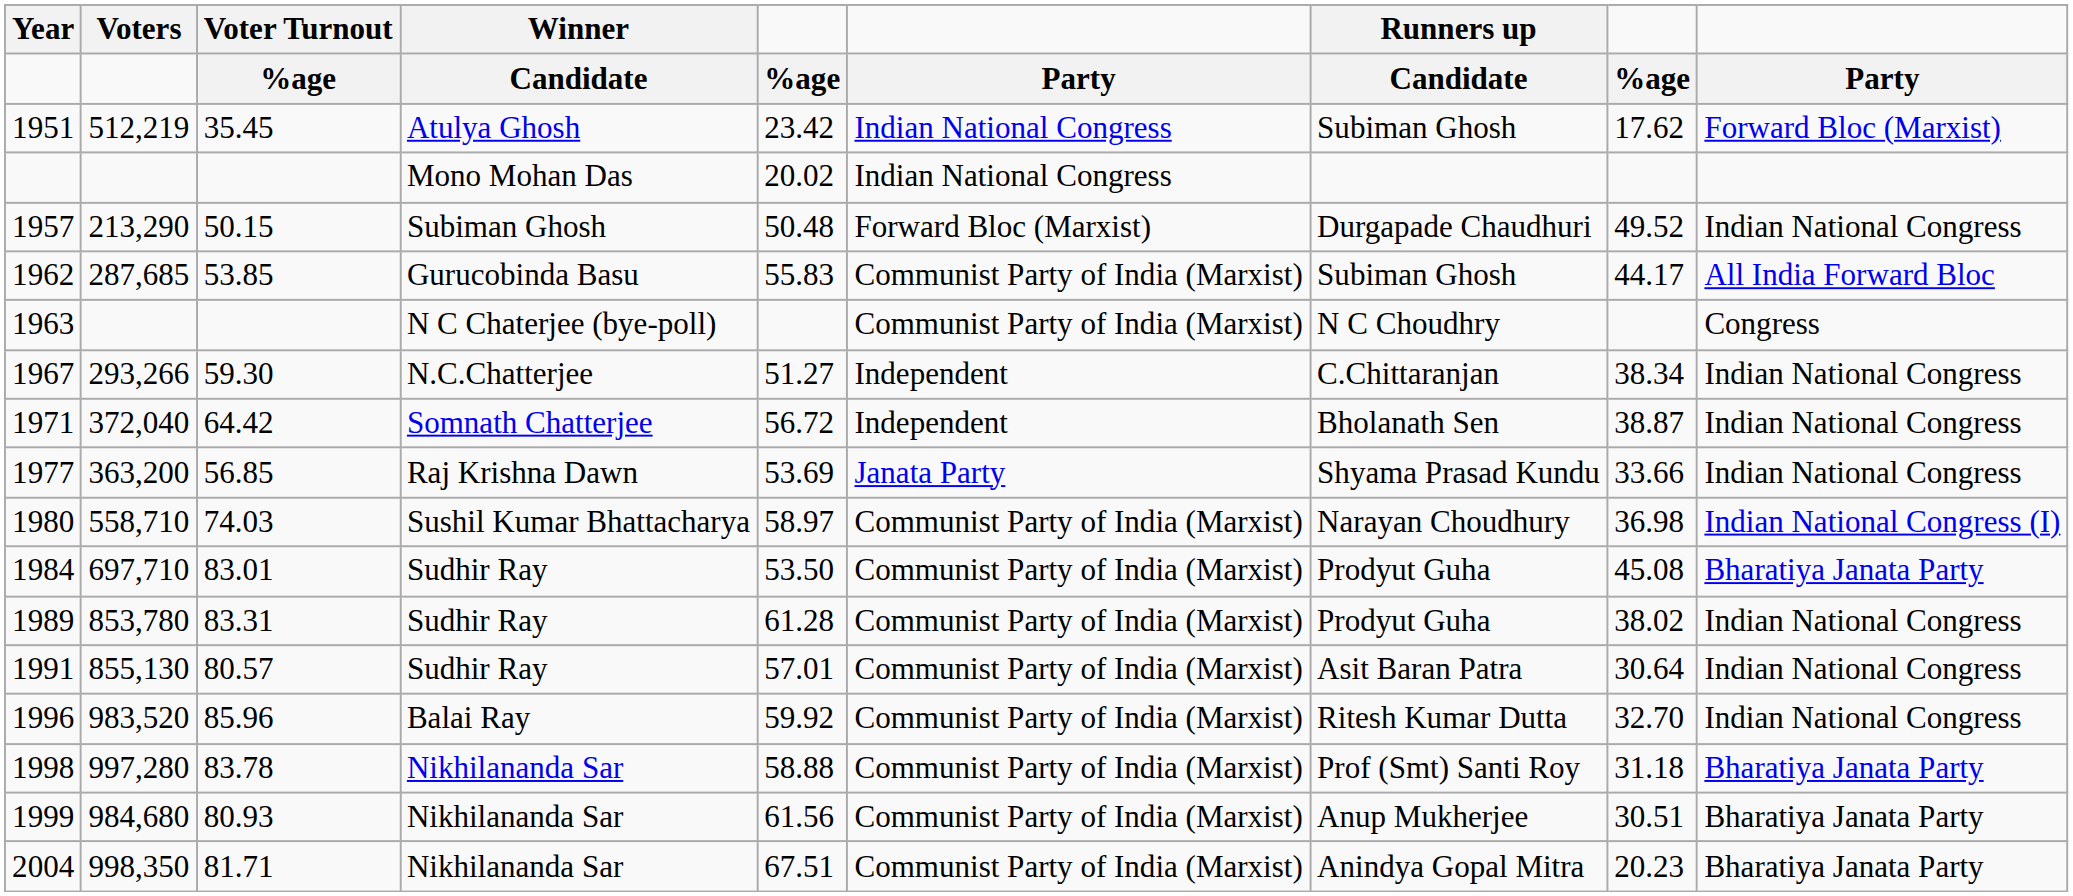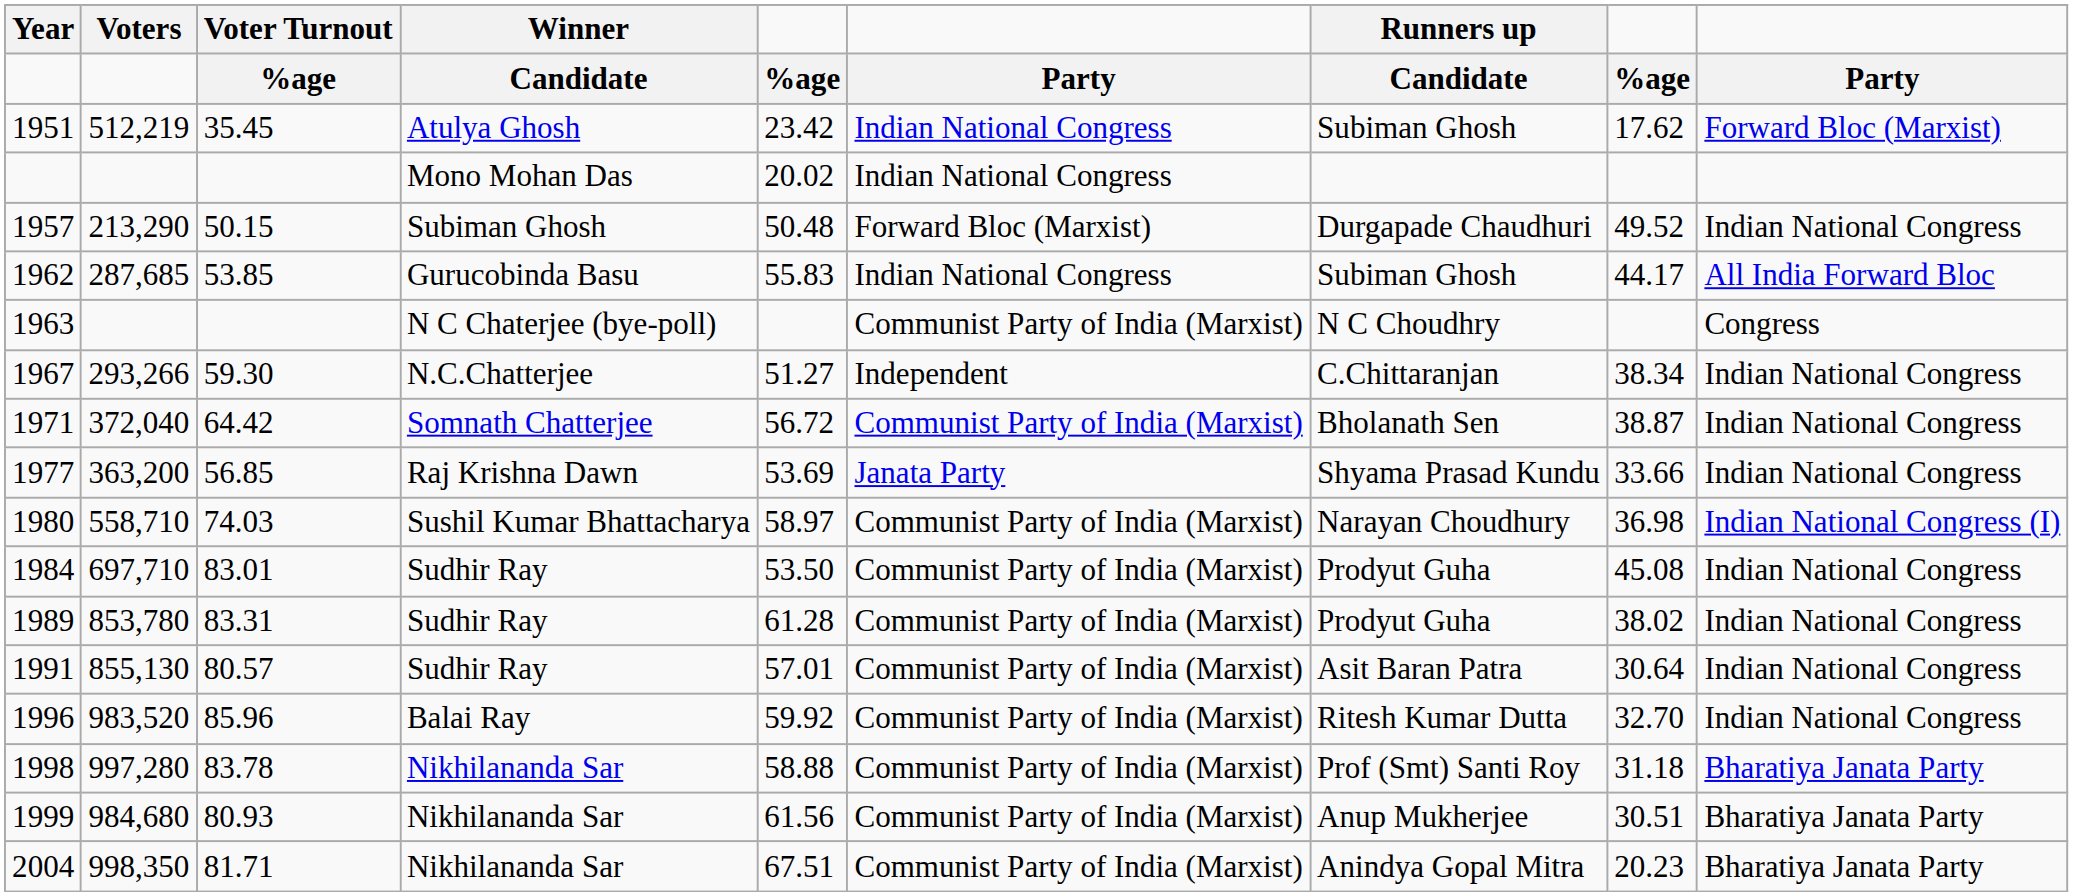(1079, 275) Communist Party of India (Marxist) -> (1013, 275) Indian National Congress
(931, 422) Independent -> (1079, 422) Communist Party of India (Marxist)
(1844, 570) Bharatiya Janata Party -> (1863, 570) Indian National Congress
